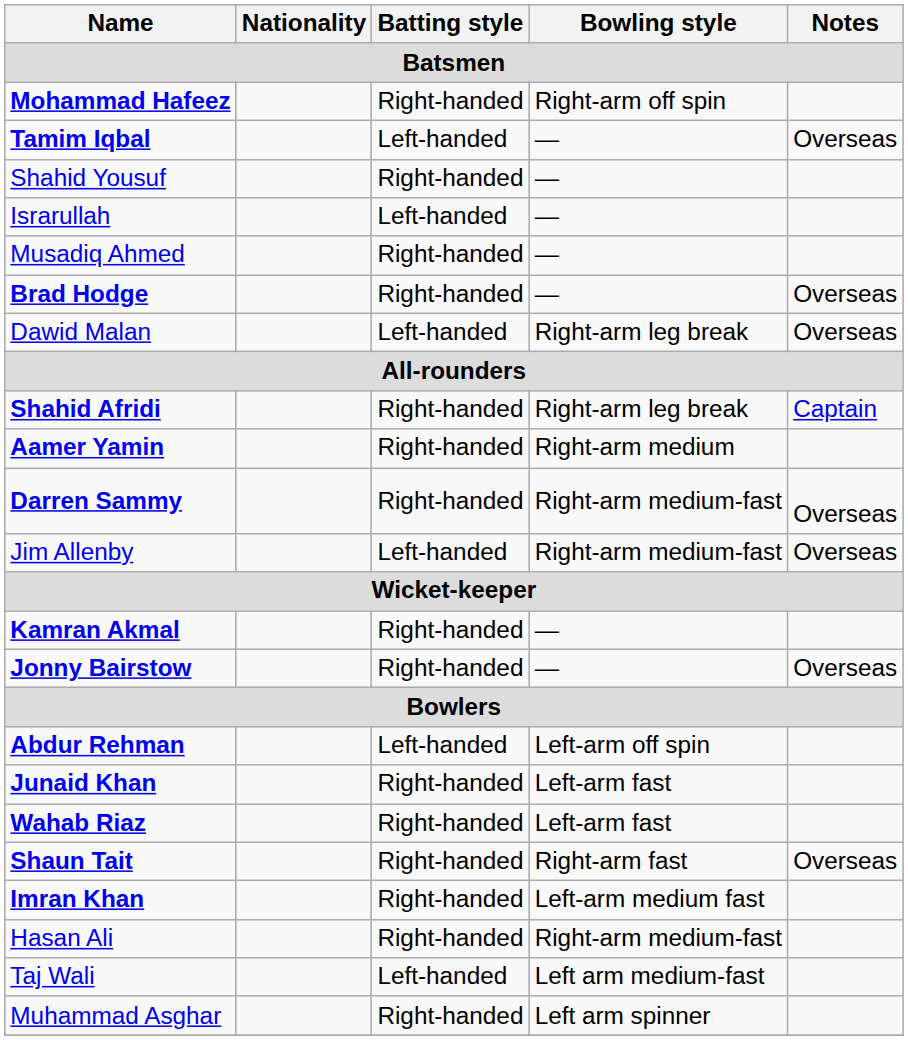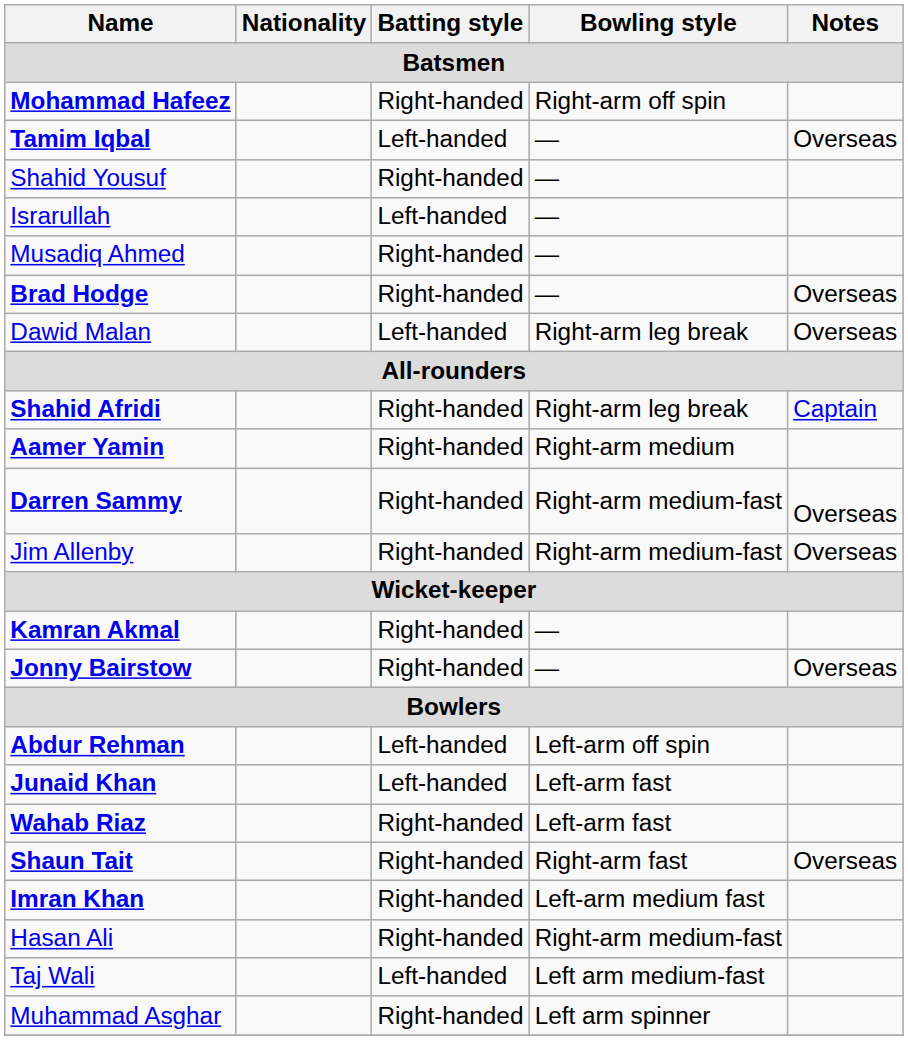(442, 552) Left-handed -> (450, 552) Right-handed
(450, 783) Right-handed -> (442, 783) Left-handed
